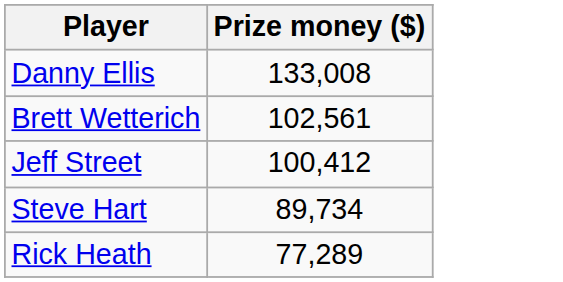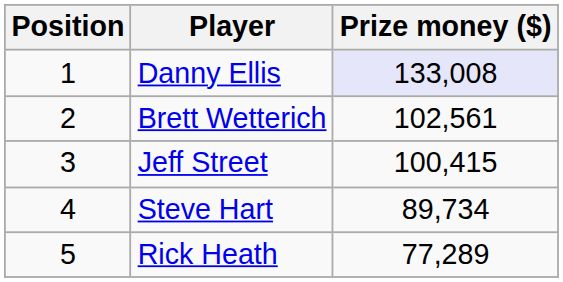+ column: (68, 27)
(319, 72) no background -> (446, 72) lavender background
(319, 163) 100,412 -> (446, 163) 100,415
